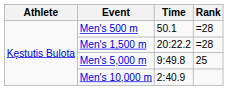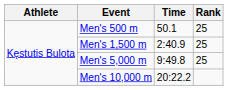(204, 29) =28 -> (201, 29) 25
(174, 45) 20:22.2 -> (171, 45) 2:40.9
(204, 45) =28 -> (201, 45) 25
(171, 77) 2:40.9 -> (174, 77) 20:22.2
